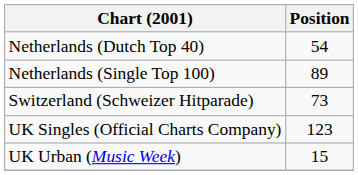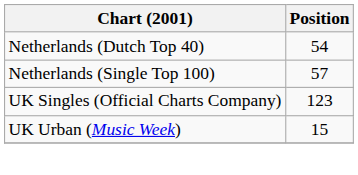(320, 73) 89 -> (320, 73) 57
- row: (131, 101)
